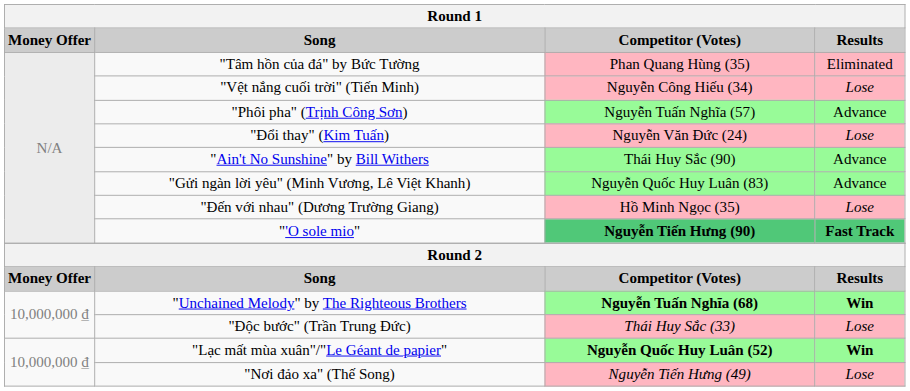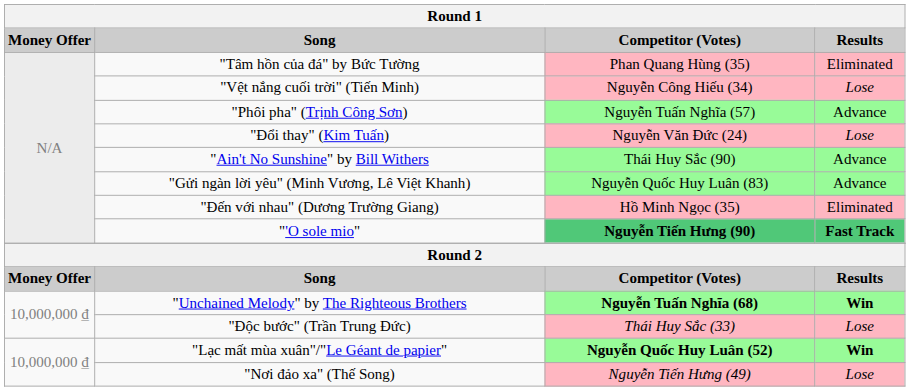(860, 207) Lose -> (860, 207) Eliminated
